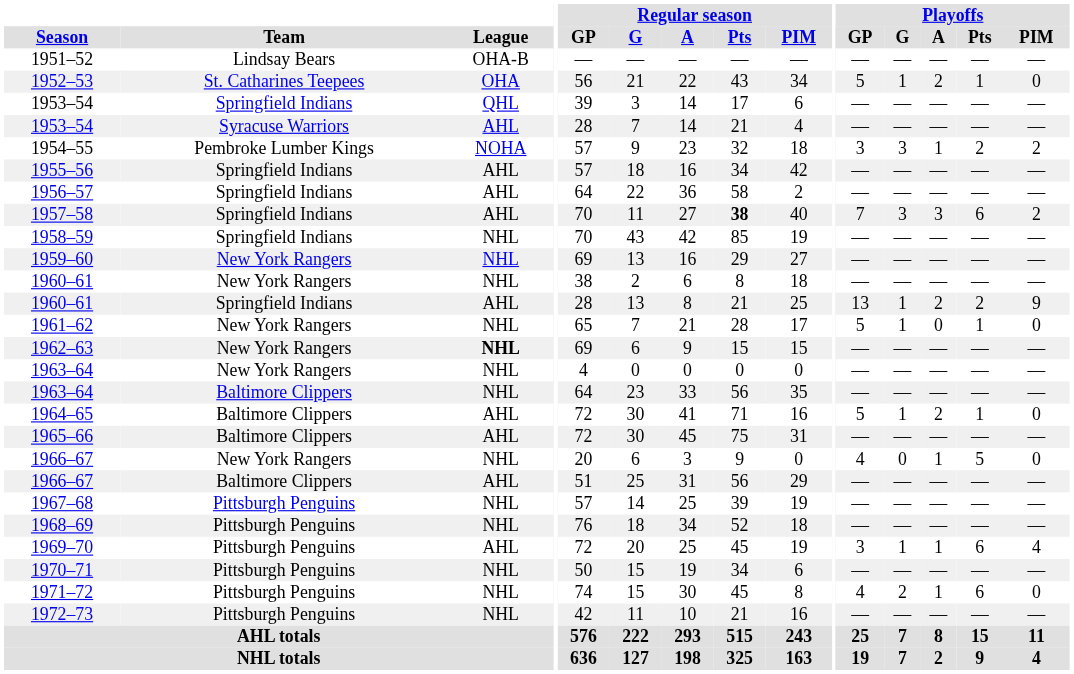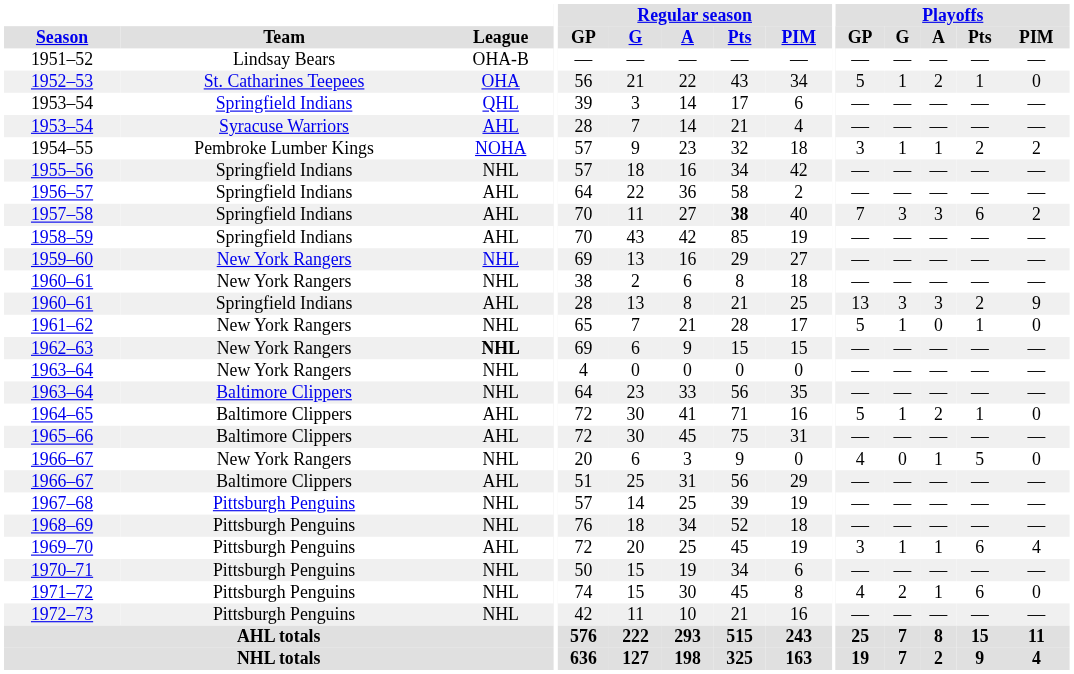(902, 148) 3 -> (902, 148) 1
(501, 170) AHL -> (501, 170) NHL
(501, 237) NHL -> (501, 237) AHL
(902, 303) 1 -> (902, 303) 3
(938, 303) 2 -> (938, 303) 3
